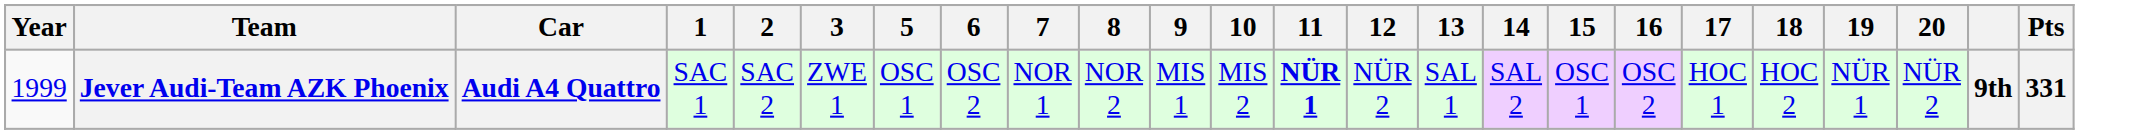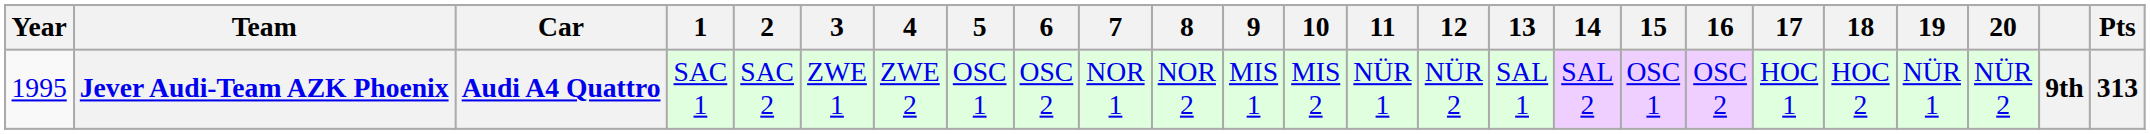+ column: (910, 26)
(39, 88) 1999 -> (39, 88) 1995
(1310, 88) bold -> (1382, 88) normal
(2046, 88) 331 -> (2117, 88) 313
